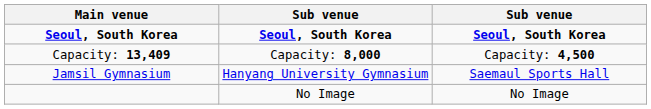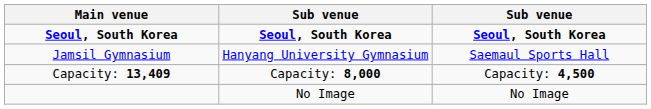rows swapped: (111, 74) <-> (111, 54)
